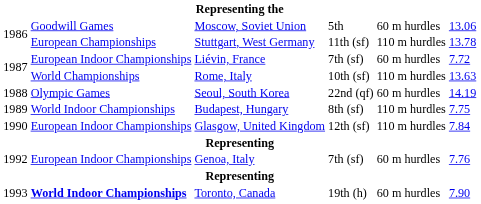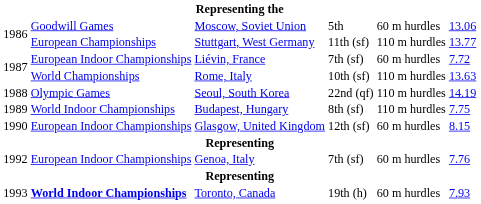(463, 42) 13.78 -> (463, 42) 13.77
(408, 92) 60 m hurdles -> (411, 92) 110 m hurdles
(411, 126) 110 m hurdles -> (408, 126) 60 m hurdles
(460, 126) 7.84 -> (460, 126) 8.15
(460, 193) 7.90 -> (460, 193) 7.93
